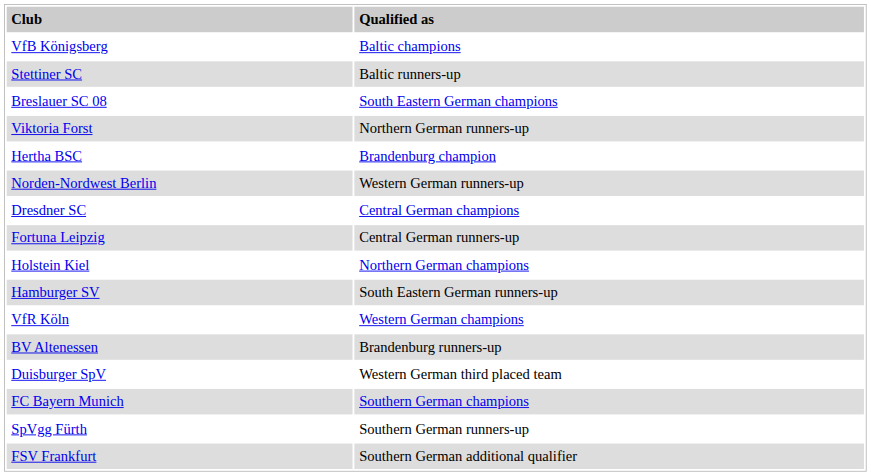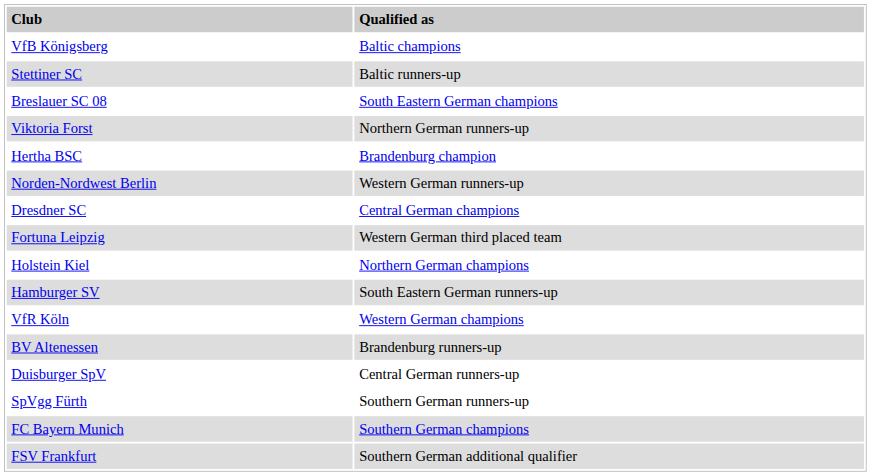(439, 237) Central German runners-up -> (460, 237) Western German third placed team
(460, 374) Western German third placed team -> (439, 374) Central German runners-up
rows swapped: (67, 401) <-> (49, 429)
